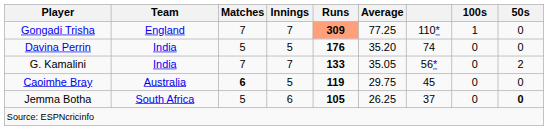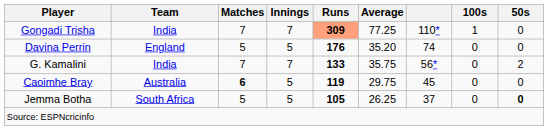(165, 30) England -> (165, 30) India
(165, 47) India -> (165, 47) England
(382, 64) 35.05 -> (382, 64) 35.75
(290, 99) 6 -> (290, 99) 5
